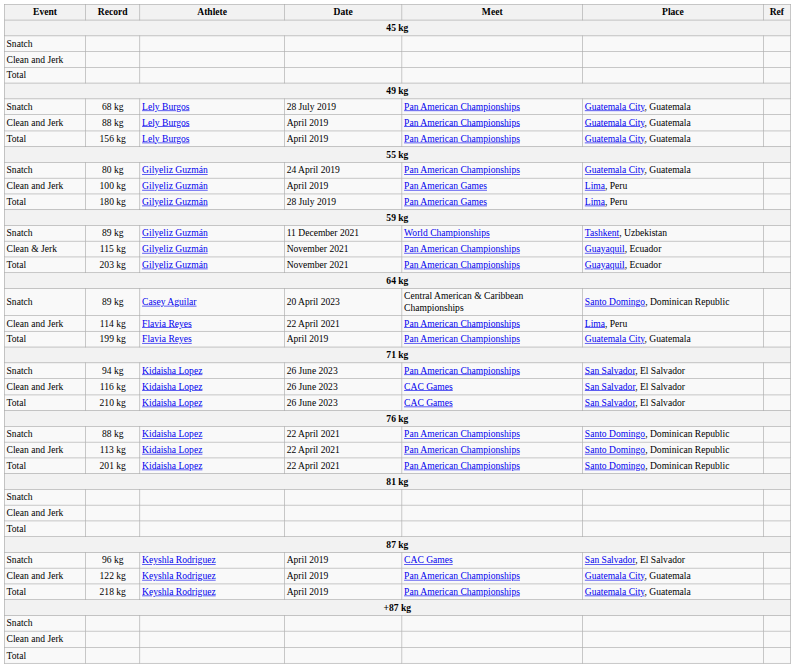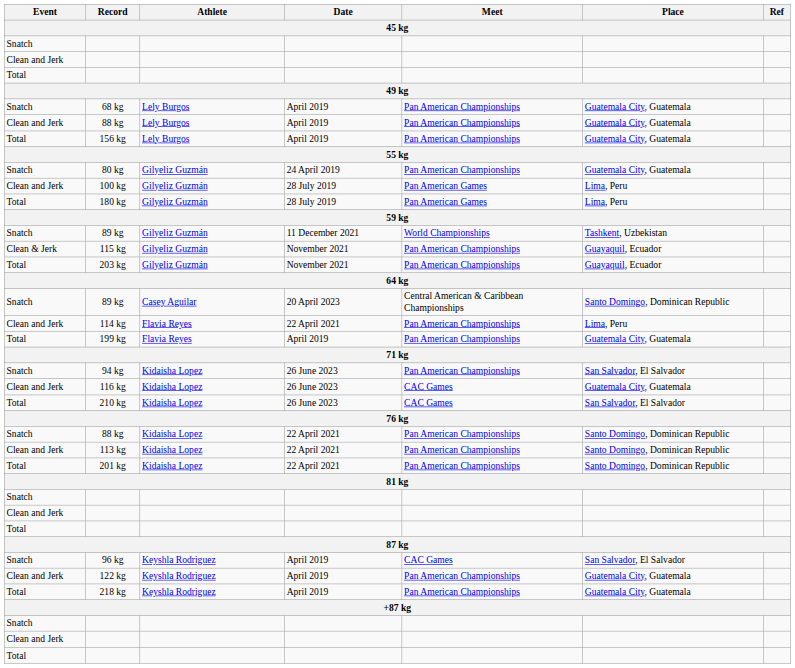(311, 107) 28 July 2019 -> (307, 107) April 2019
(307, 186) April 2019 -> (311, 186) 28 July 2019
(635, 387) San Salvador, El Salvador -> (638, 387) Guatemala City, Guatemala
